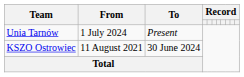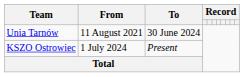(103, 32) 1 July 2024 -> (112, 32) 11 August 2021
(162, 32) Present -> (174, 32) 30 June 2024
(112, 48) 11 August 2021 -> (103, 48) 1 July 2024
(174, 48) 30 June 2024 -> (162, 48) Present
